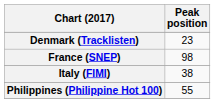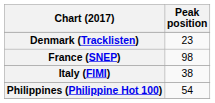(187, 90) 55 -> (187, 90) 54
